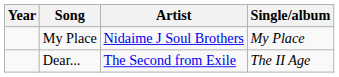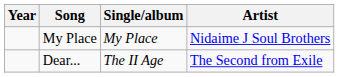columns swapped: (174, 15) <-> (290, 15)
